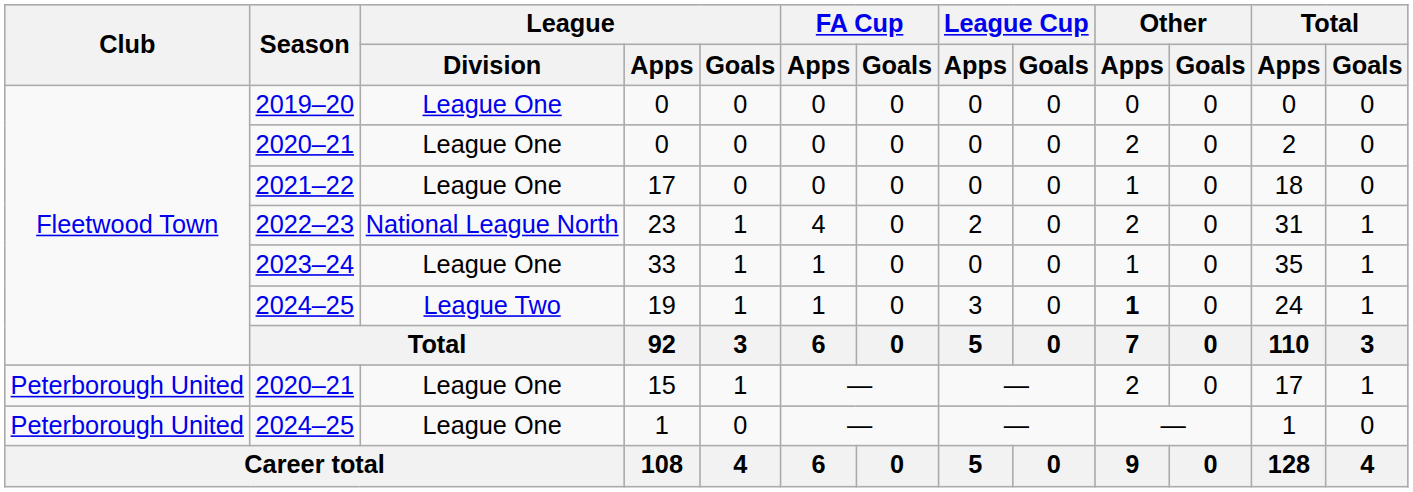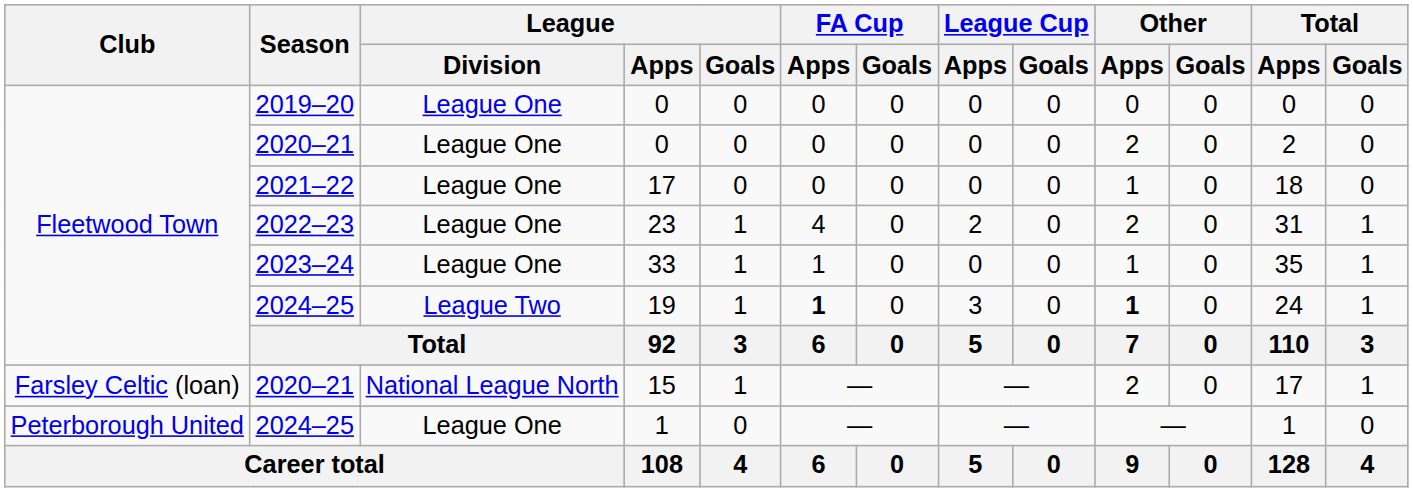(492, 225) National League North -> (492, 225) League One
(819, 305) normal -> (819, 305) bold
(127, 385) Peterborough United -> (127, 385) Farsley Celtic (loan)
(492, 385) League One -> (492, 385) National League North
